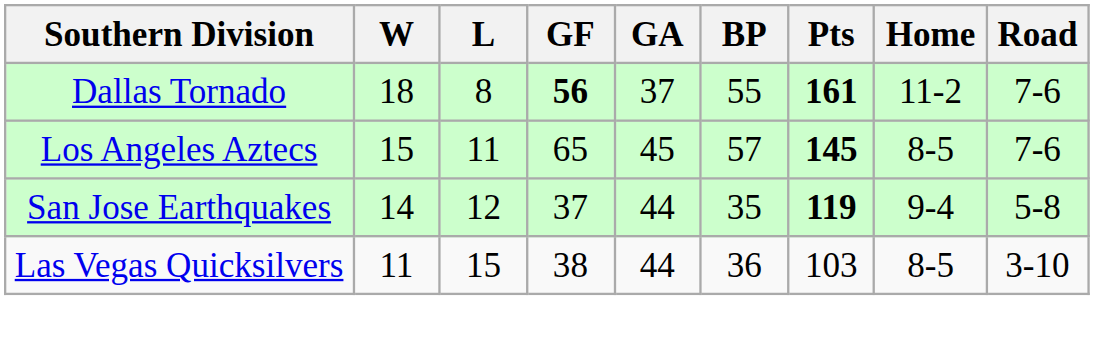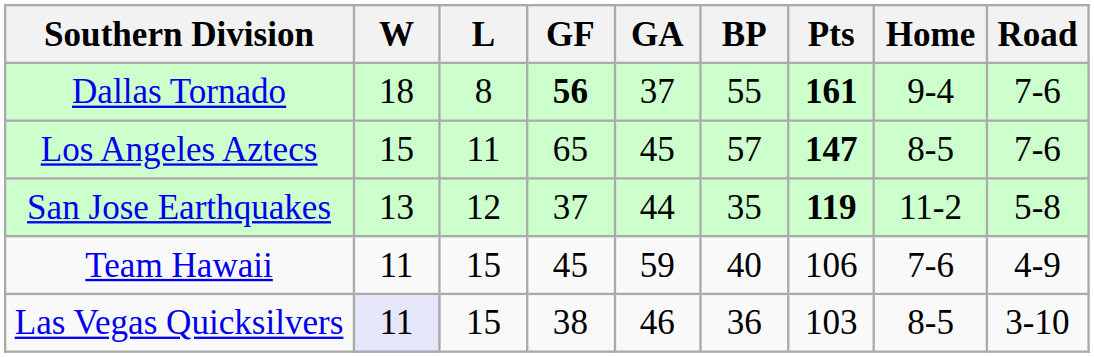(931, 91) 11-2 -> (931, 91) 9-4
(831, 149) 145 -> (831, 149) 147
(396, 207) 14 -> (396, 207) 13
(931, 207) 9-4 -> (931, 207) 11-2
+ row: (179, 265)
(396, 265) no background -> (396, 323) lavender background
(657, 265) 44 -> (657, 323) 46
